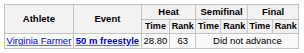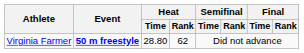(183, 41) 63 -> (183, 41) 62
